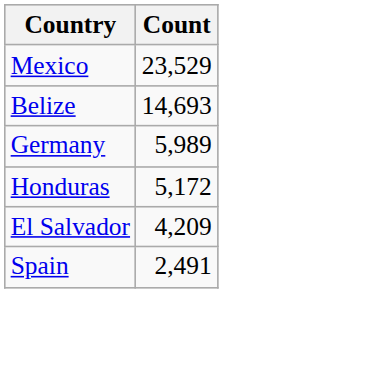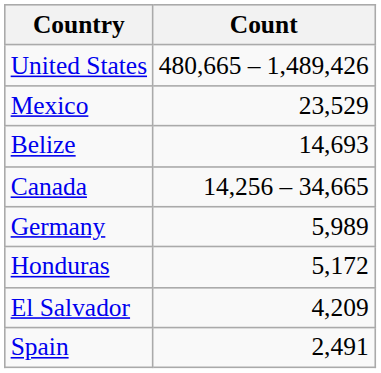+ row: (79, 65)
+ row: (49, 186)
